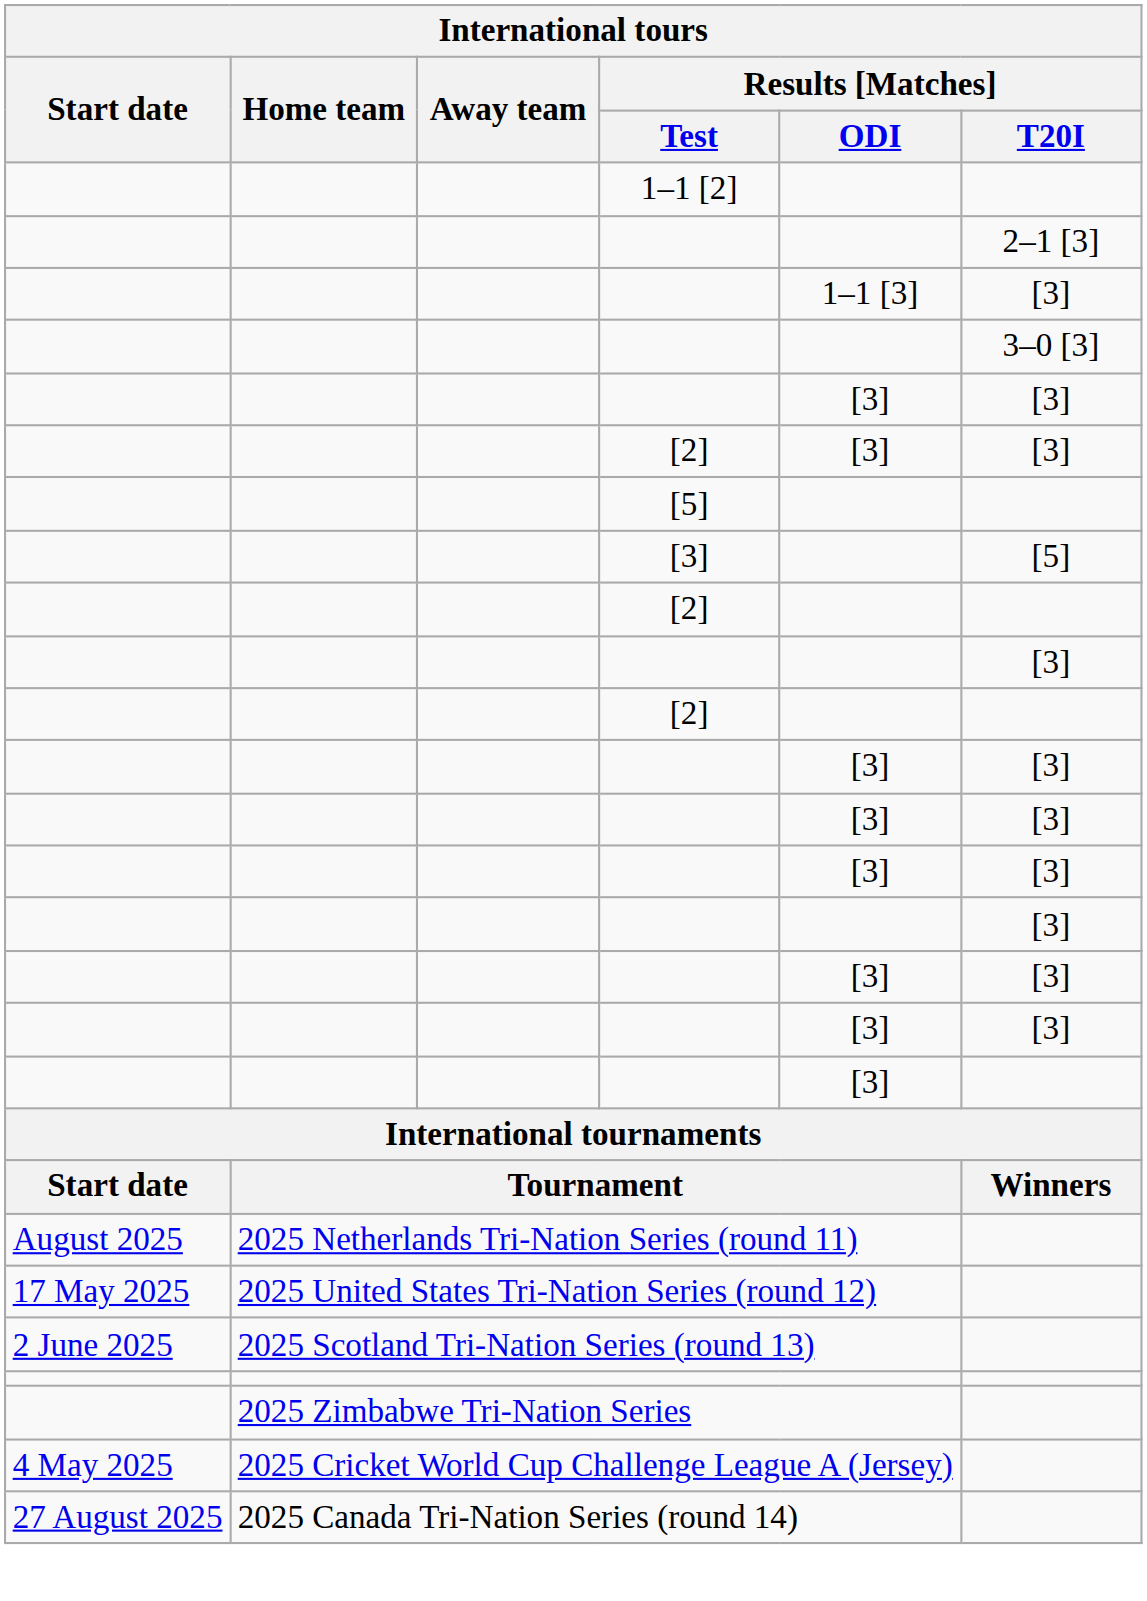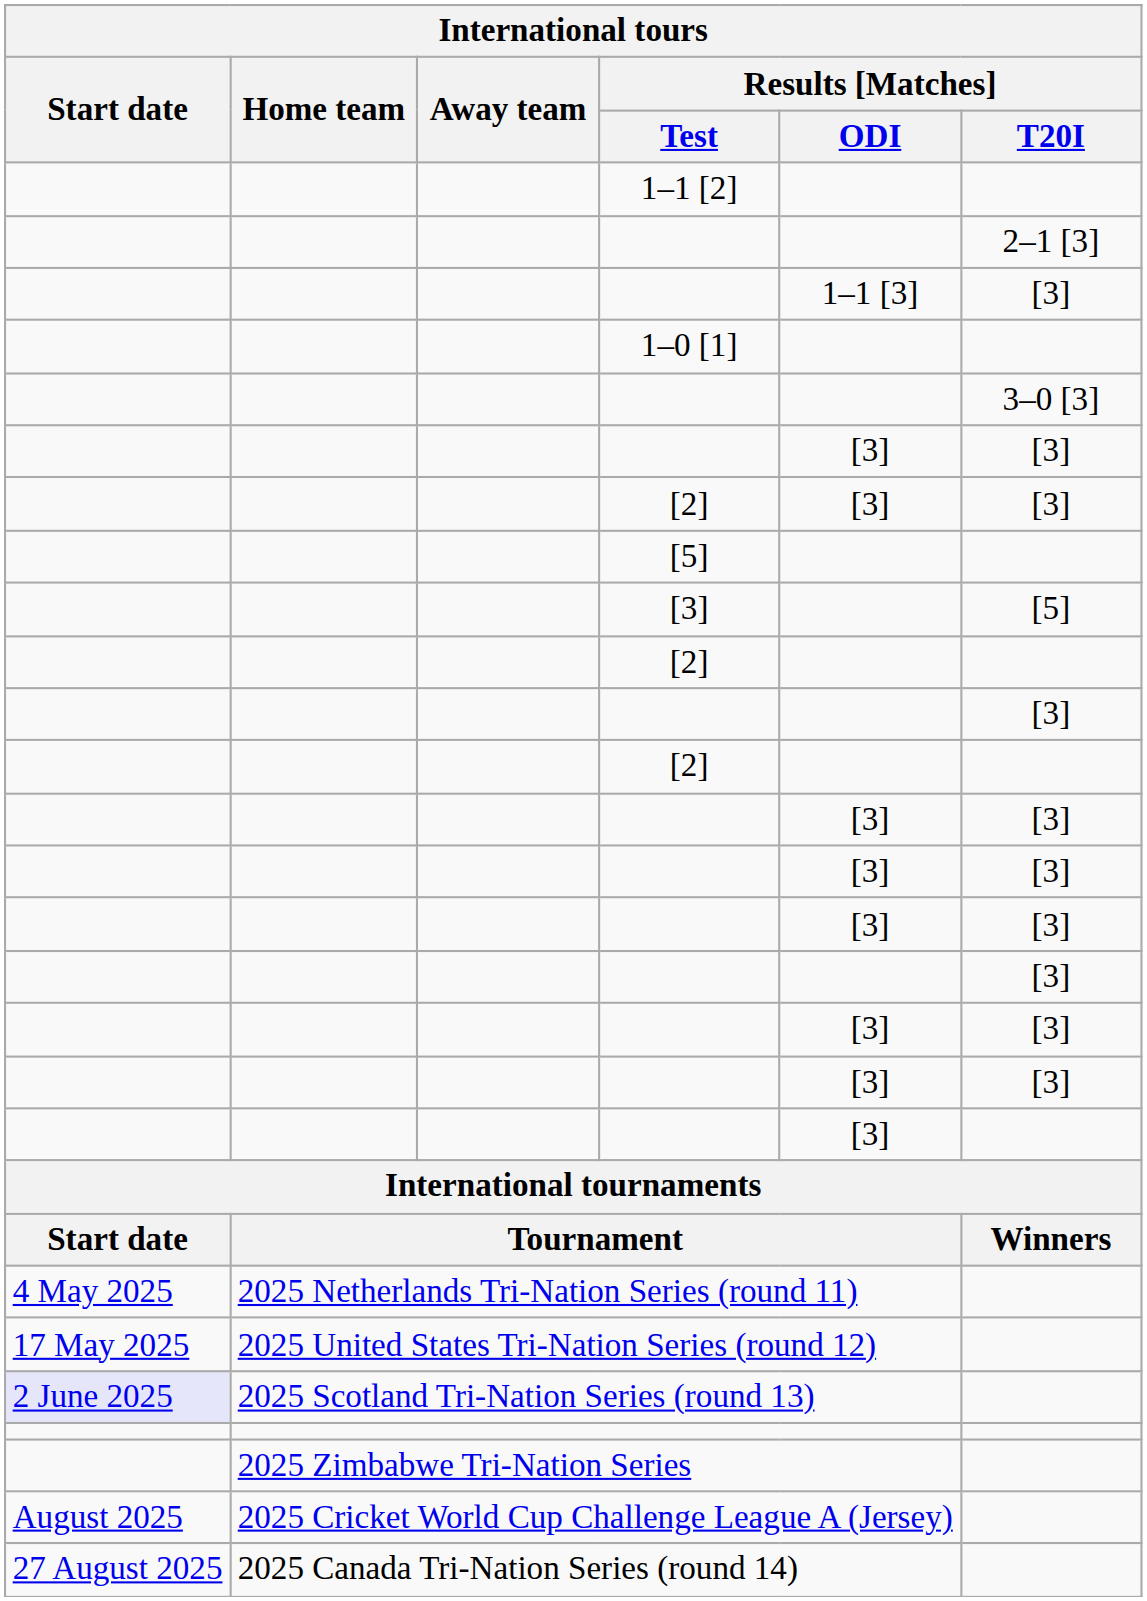+ row: (324, 346)
(98, 1238) August 2025 -> (93, 1291) 4 May 2025
(93, 1343) no background -> (93, 1396) lavender background
(93, 1464) 4 May 2025 -> (98, 1516) August 2025
